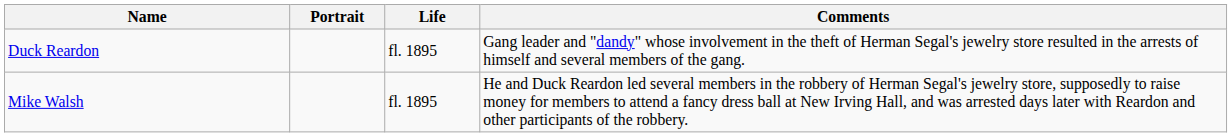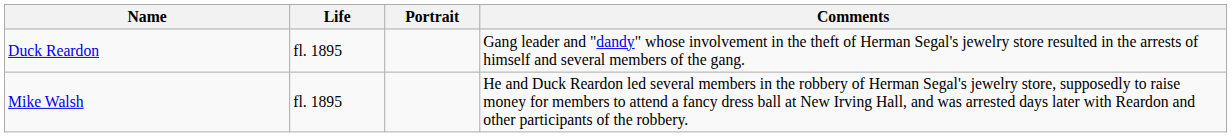columns swapped: (337, 16) <-> (432, 16)
